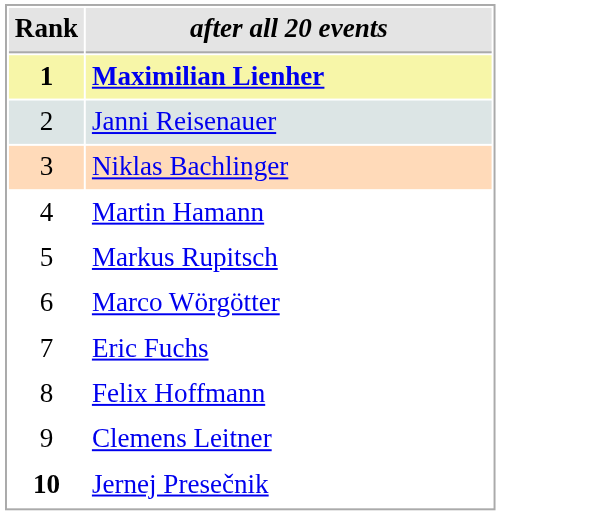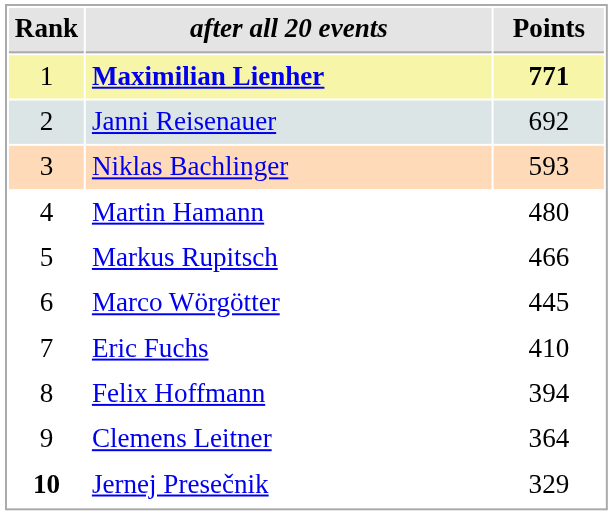+ column: (549, 29)
(46, 76) bold -> (46, 76) normal
